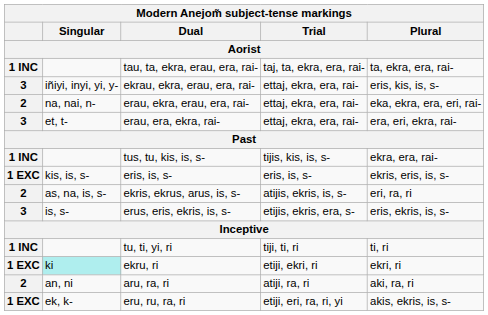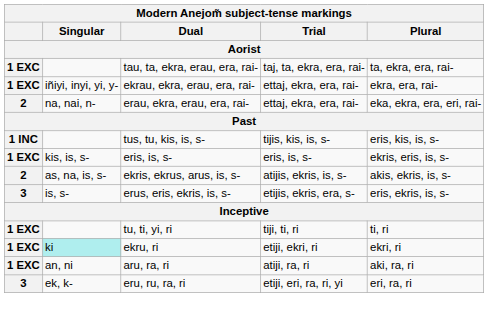(23, 67) 1 INC -> (23, 67) 1 EXC
(23, 85) 3 -> (23, 85) 1 EXC
(405, 85) eris, kis, is, s- -> (404, 85) ekra, era, rai-
- row: (172, 121)
(404, 157) ekra, era, rai- -> (405, 139) eris, kis, is, s-
(391, 193) eri, ra, ri -> (411, 175) akis, ekris, is, s-
(23, 247) 1 INC -> (23, 229) 1 EXC
(23, 283) 2 -> (23, 265) 1 EXC
(23, 301) 1 EXC -> (23, 283) 3
(411, 301) akis, ekris, is, s- -> (391, 283) eri, ra, ri
